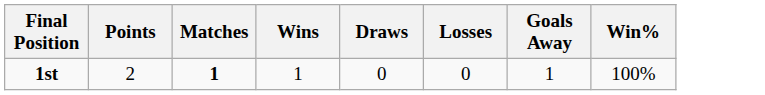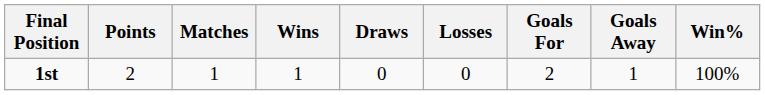+ column: (549, 31)
(214, 74) bold -> (214, 74) normal
